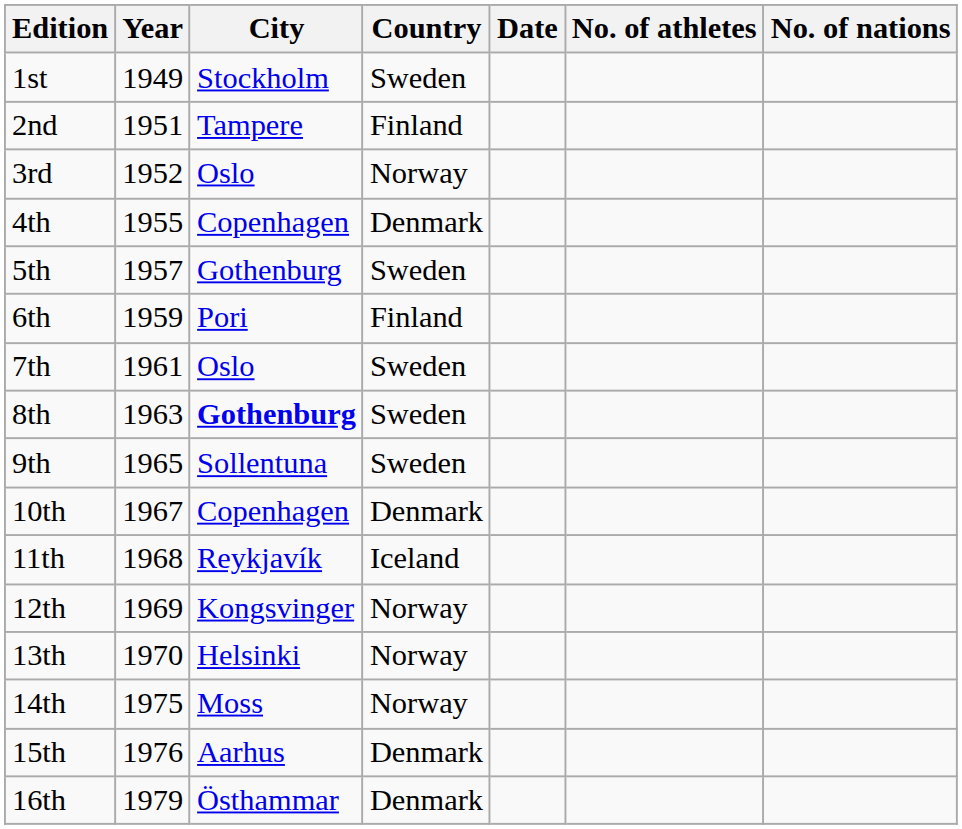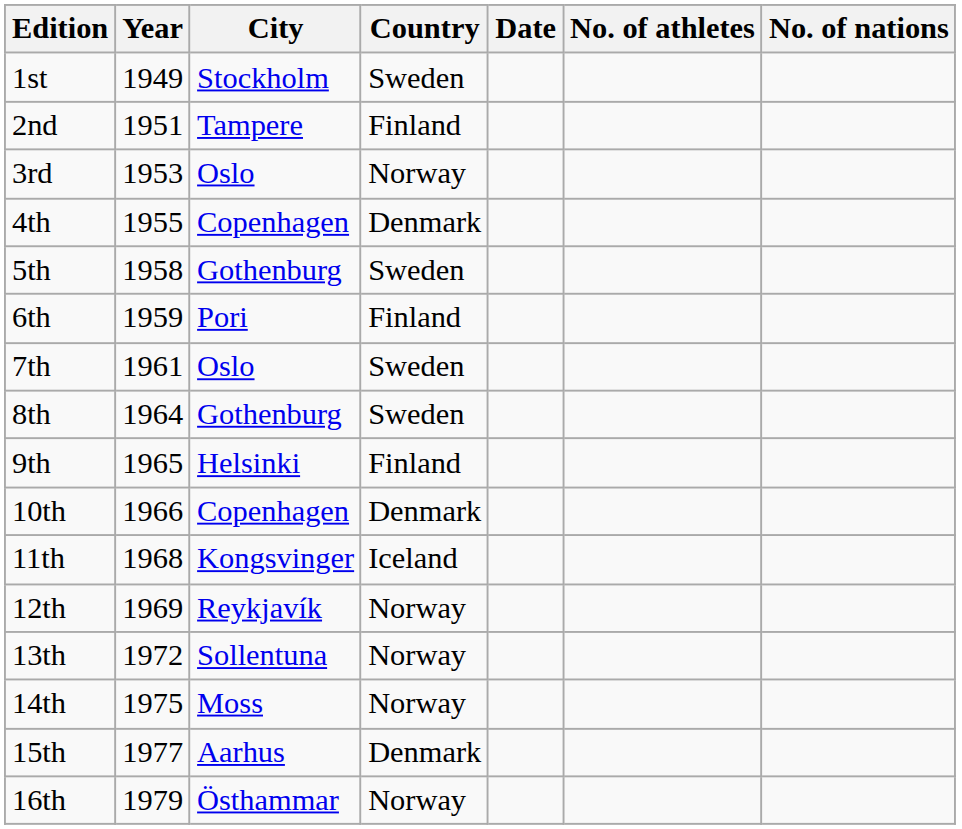(153, 173) 1952 -> (153, 173) 1953
(153, 269) 1957 -> (153, 269) 1958
(153, 414) 1963 -> (153, 414) 1964
(276, 414) bold -> (269, 414) normal
(262, 462) Sollentuna -> (249, 462) Helsinki
(418, 462) Sweden -> (415, 462) Finland
(153, 510) 1967 -> (153, 510) 1966
(260, 558) Reykjavík -> (276, 558) Kongsvinger
(276, 607) Kongsvinger -> (260, 607) Reykjavík
(153, 655) 1970 -> (153, 655) 1972
(249, 655) Helsinki -> (262, 655) Sollentuna
(153, 751) 1976 -> (153, 751) 1977
(426, 800) Denmark -> (417, 800) Norway
